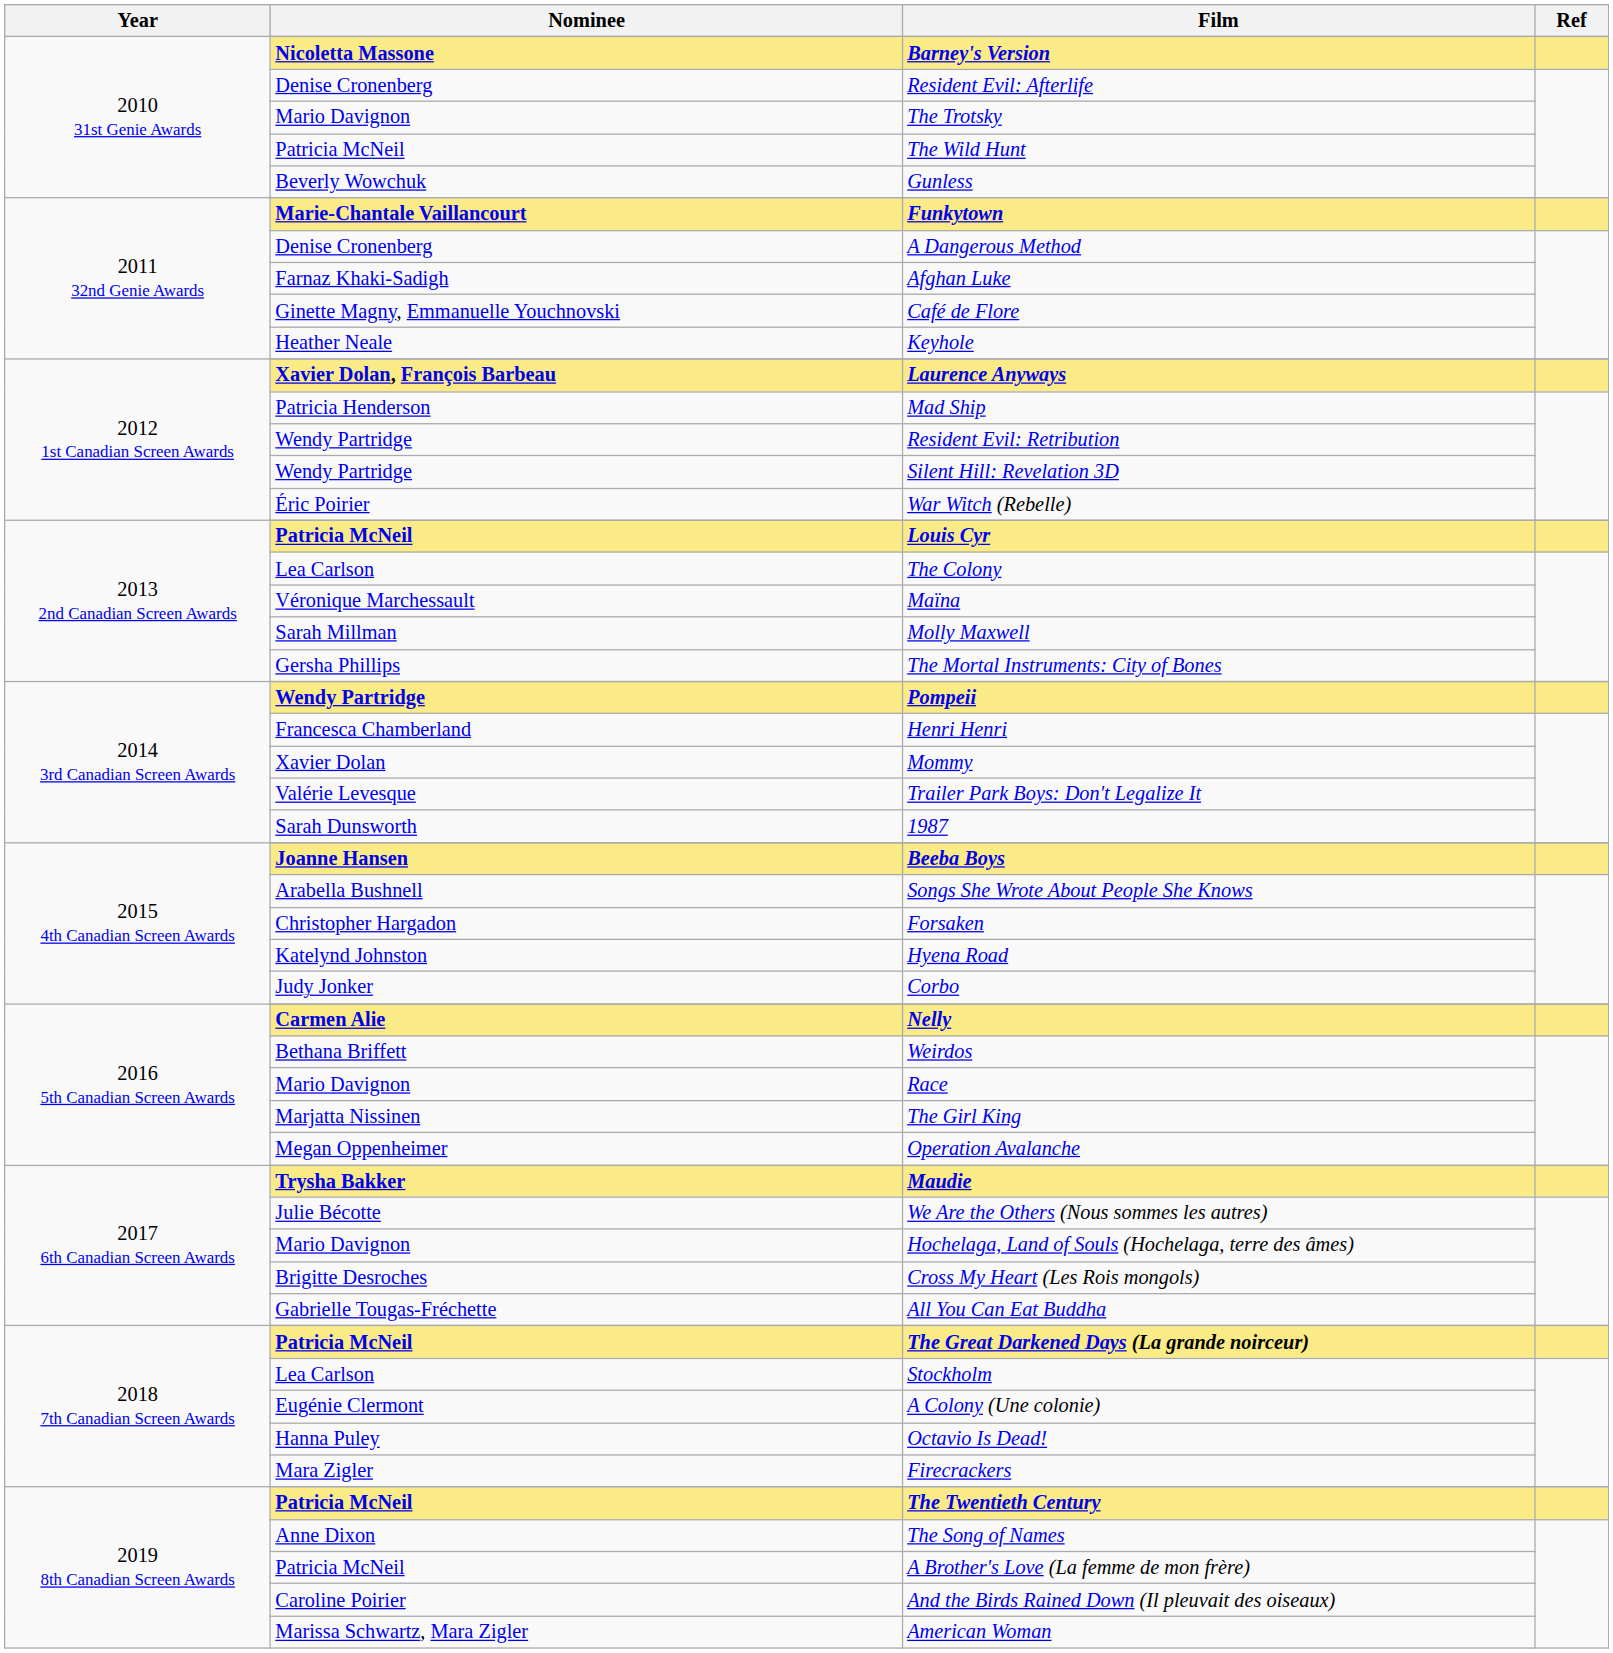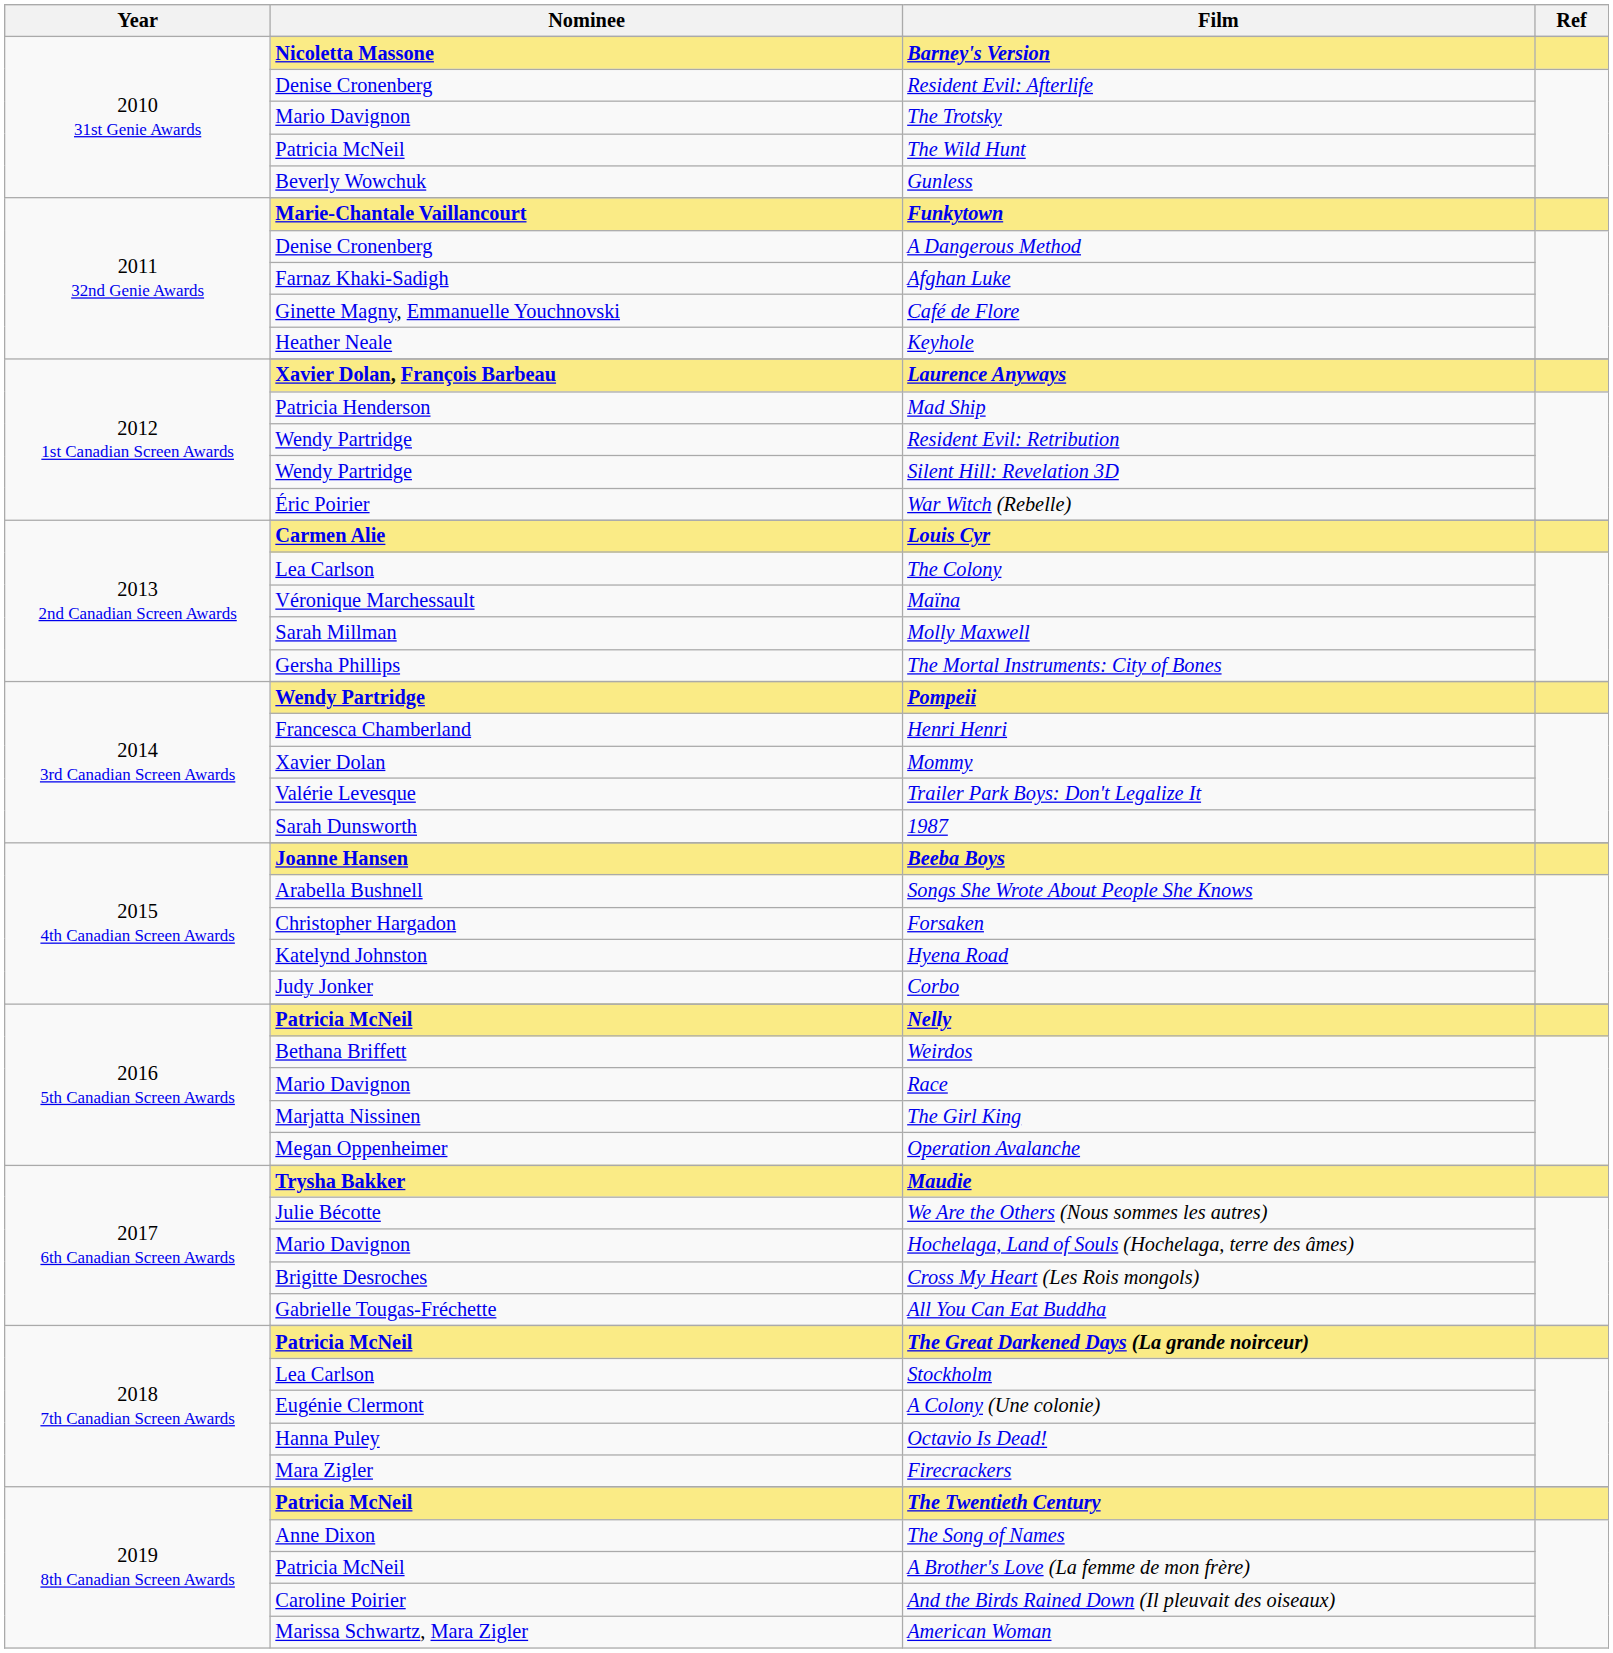(344, 536) Patricia McNeil -> (330, 536) Carmen Alie
(330, 1019) Carmen Alie -> (344, 1019) Patricia McNeil
